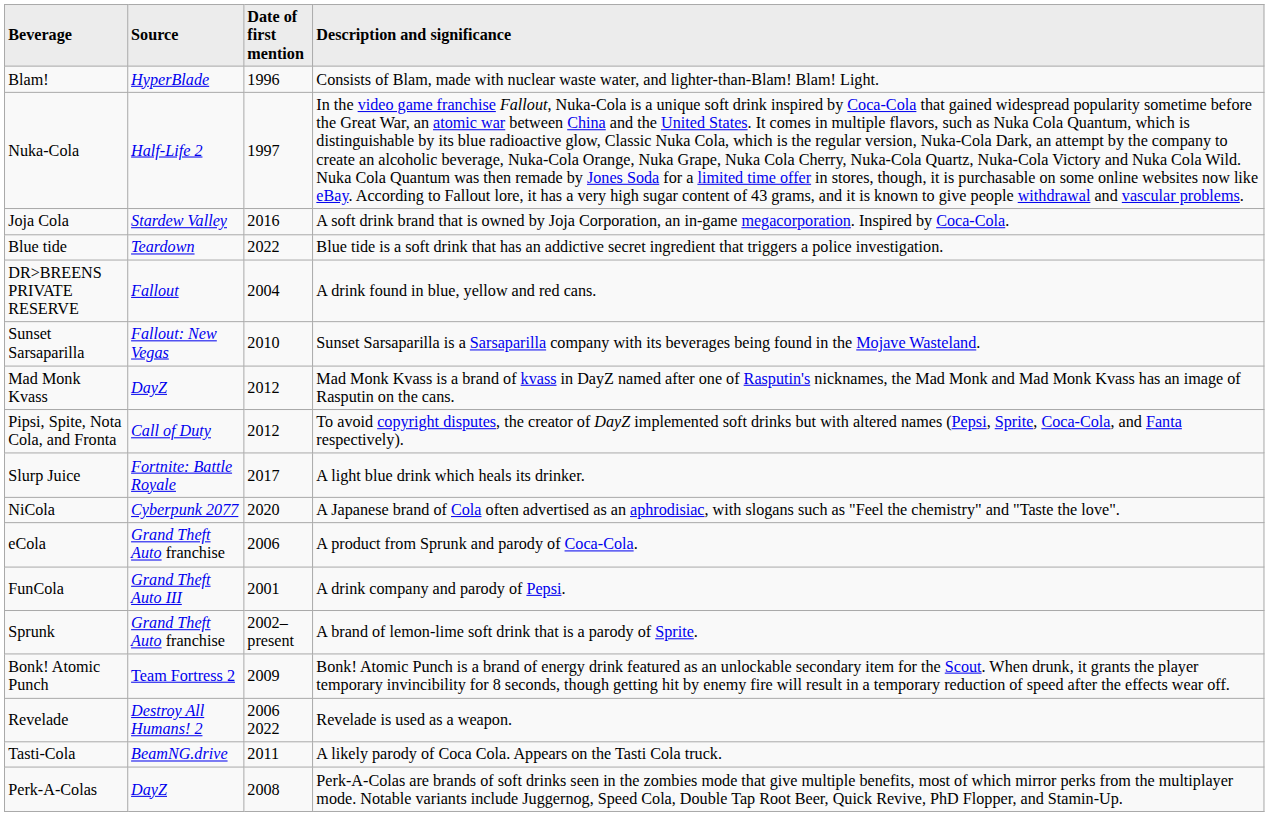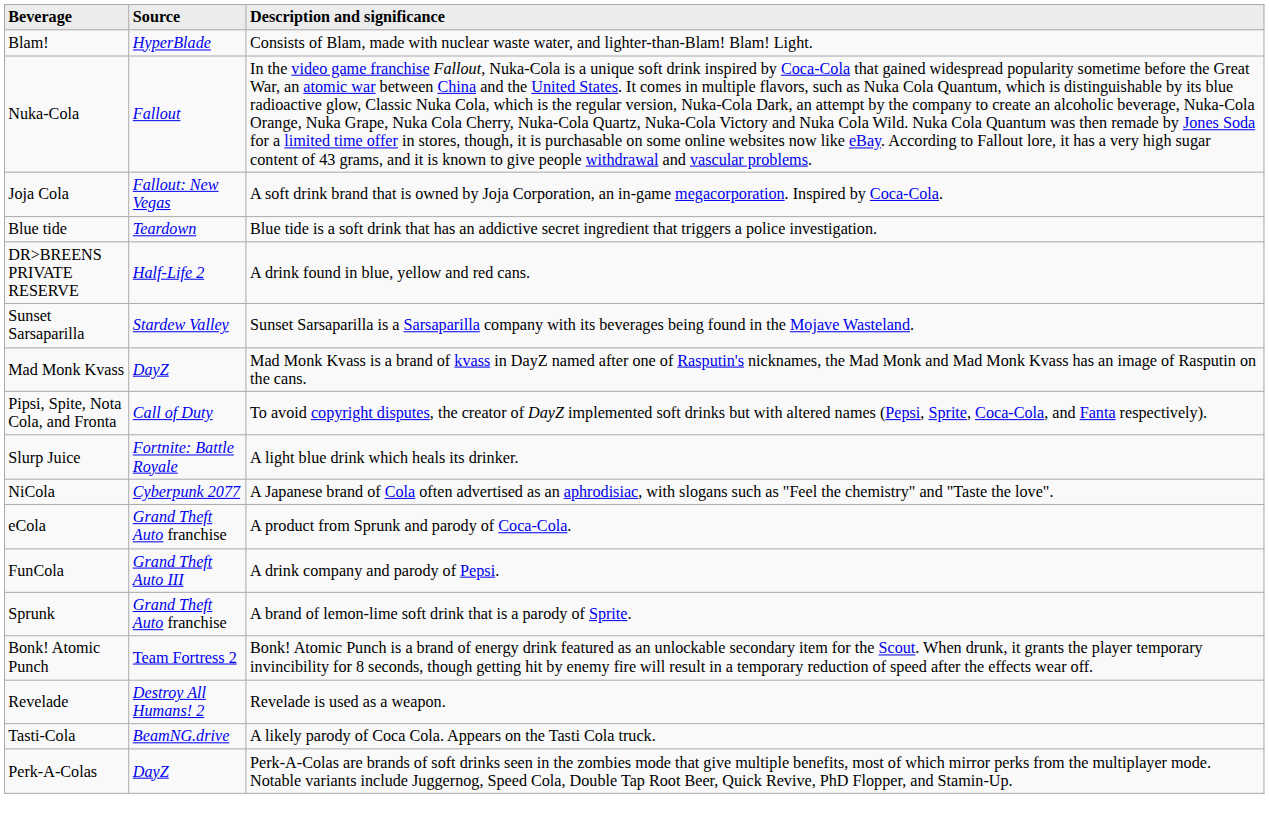- column: (276, 35)
(167, 150) Half-Life 2 -> (157, 114) Fallout
(179, 221) Stardew Valley -> (176, 194) Fallout: New Vegas
(155, 290) Fallout -> (169, 272) Half-Life 2
(174, 343) Fallout: New Vegas -> (181, 325) Stardew Valley
